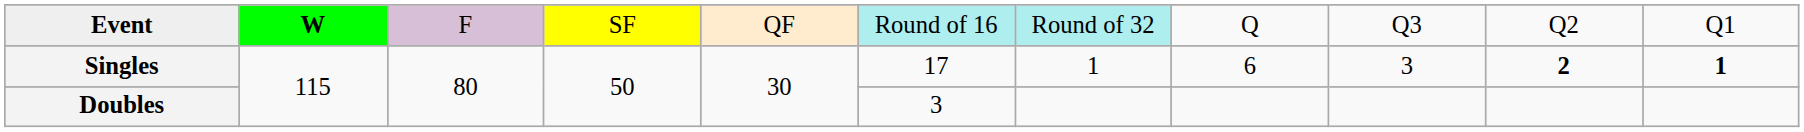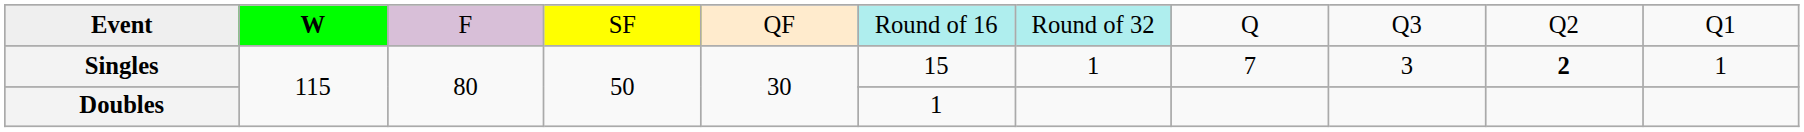(936, 65) 17 -> (936, 65) 15
(1250, 65) 6 -> (1250, 65) 7
(1721, 65) bold -> (1721, 65) normal
(936, 106) 3 -> (936, 106) 1
